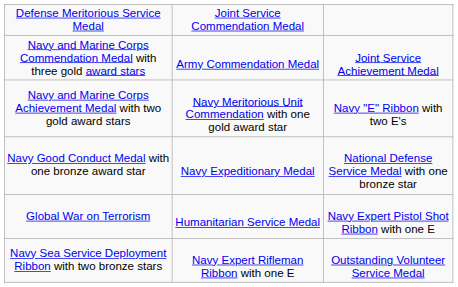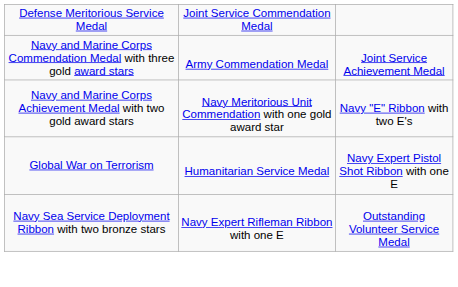- row: (88, 165)
